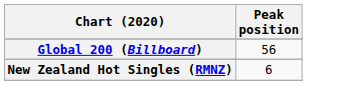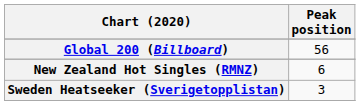+ row: (146, 90)
